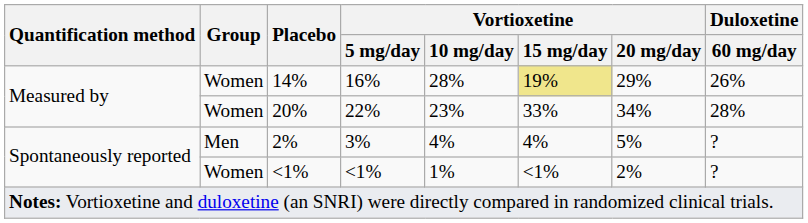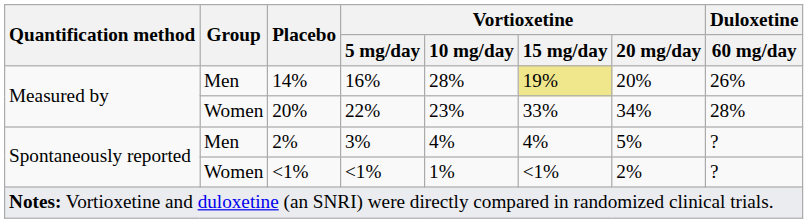(234, 80) Women -> (222, 80) Men
(634, 80) 29% -> (634, 80) 20%
